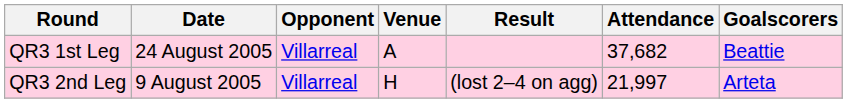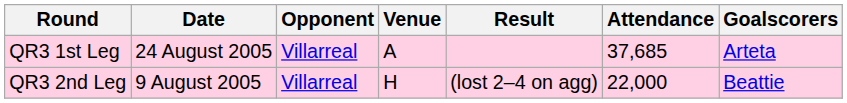(637, 51) 37,682 -> (637, 51) 37,685
(754, 51) Beattie -> (749, 51) Arteta
(637, 82) 21,997 -> (637, 82) 22,000
(749, 82) Arteta -> (754, 82) Beattie
